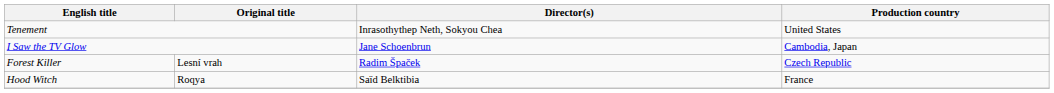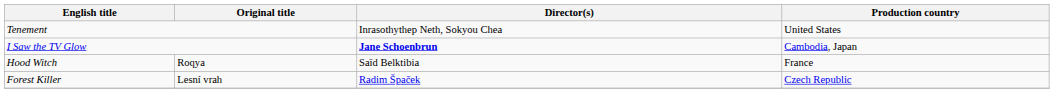(395, 46) normal -> (398, 46) bold
rows swapped: (32, 79) <-> (34, 63)
